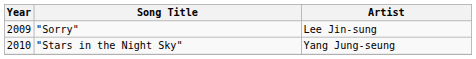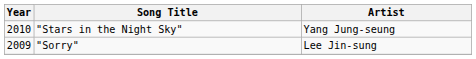rows swapped: (57, 29) <-> (109, 46)
